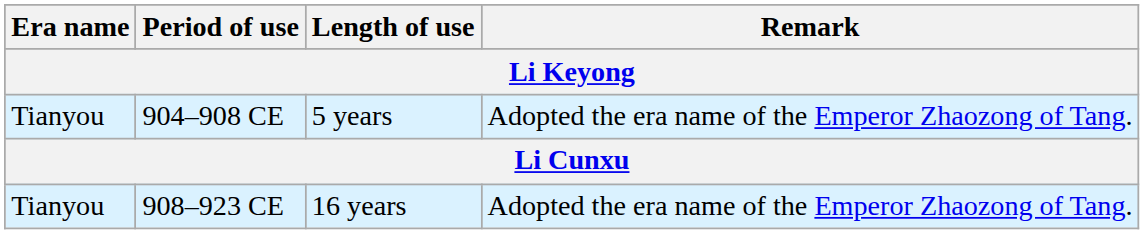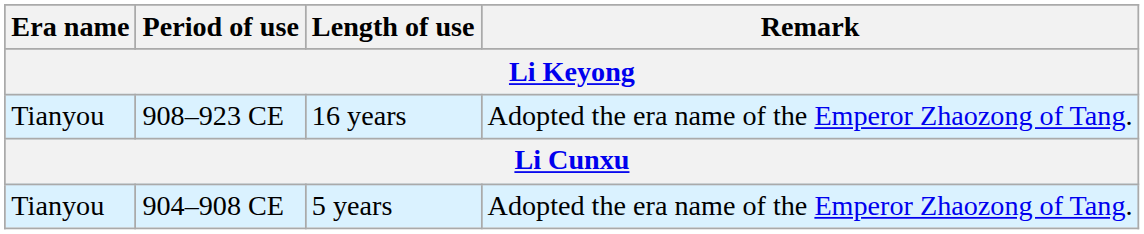rows swapped: (213, 116) <-> (213, 205)
